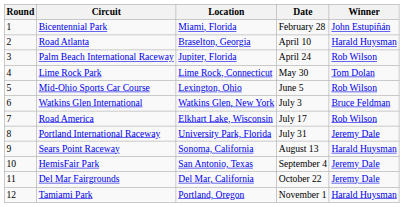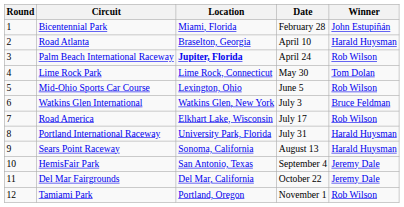(207, 57) normal -> (210, 57) bold
(356, 133) Jeremy Dale -> (364, 133) Harald Huysman
(364, 194) Harald Huysman -> (354, 194) Rob Wilson
